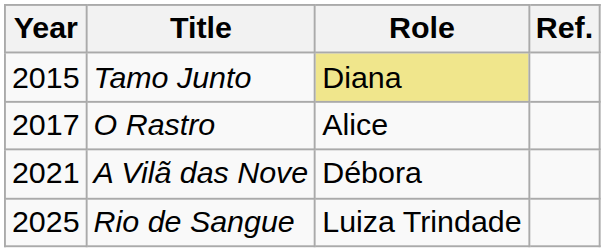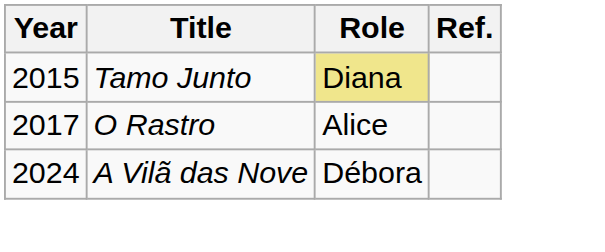(46, 173) 2021 -> (46, 173) 2024
- row: (194, 221)
